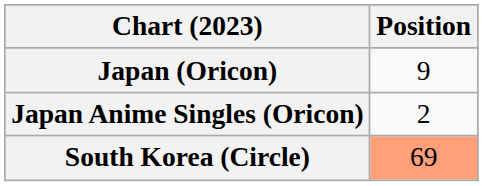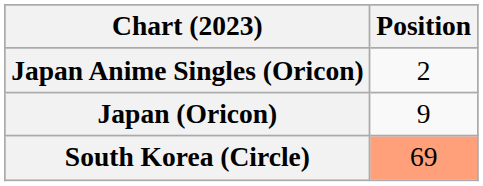rows swapped: (187, 69) <-> (187, 113)
